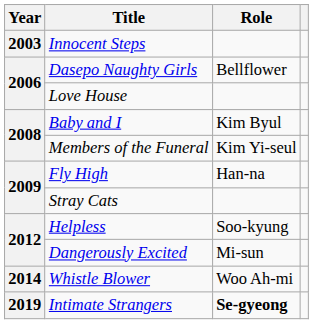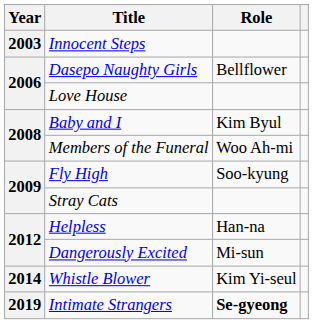(256, 148) Kim Yi-seul -> (255, 148) Woo Ah-mi
(240, 174) Han-na -> (252, 174) Soo-kyung
(252, 226) Soo-kyung -> (240, 226) Han-na
(255, 278) Woo Ah-mi -> (256, 278) Kim Yi-seul
